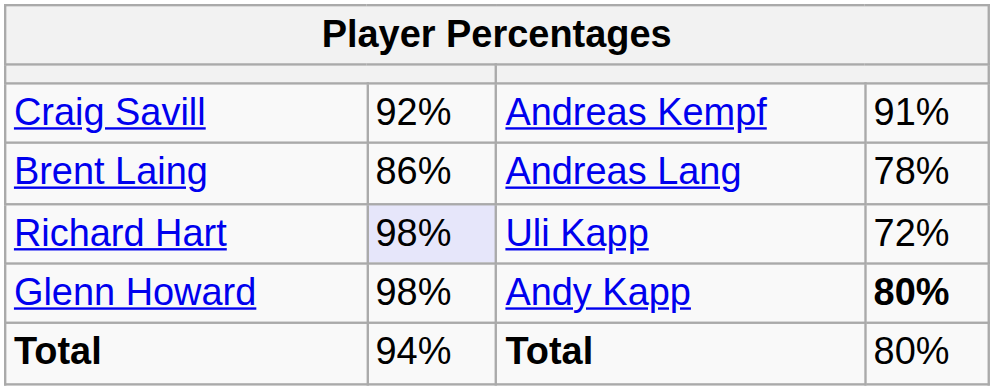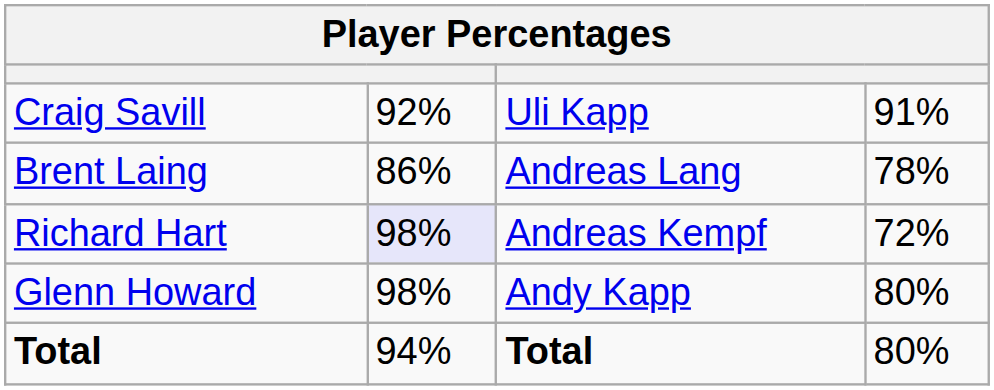(636, 112) Andreas Kempf -> (577, 112) Uli Kapp
(577, 232) Uli Kapp -> (636, 232) Andreas Kempf
(912, 292) bold -> (912, 292) normal
